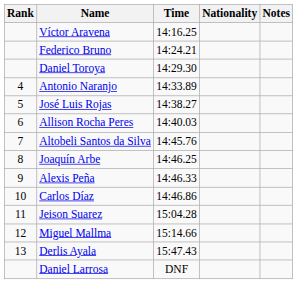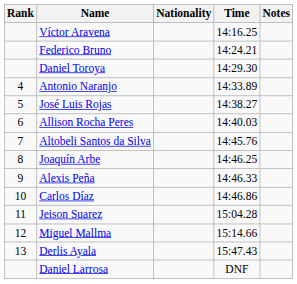columns swapped: (230, 13) <-> (177, 13)
